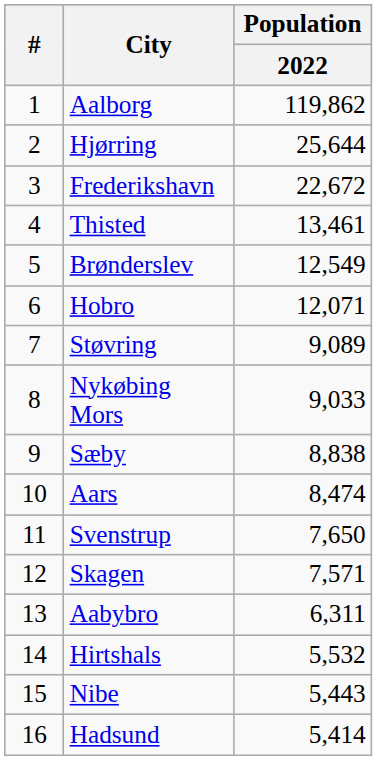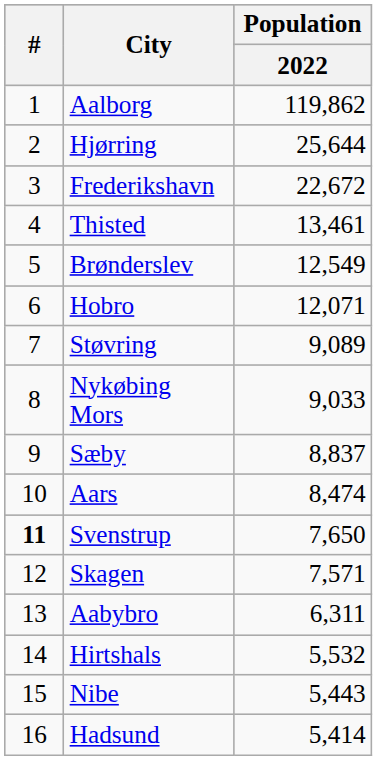(337, 453) 8,838 -> (337, 453) 8,837
(34, 534) normal -> (34, 534) bold
